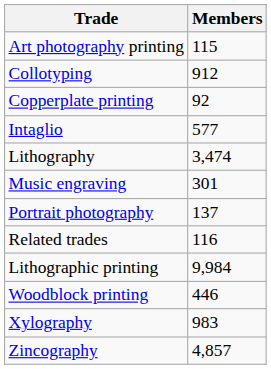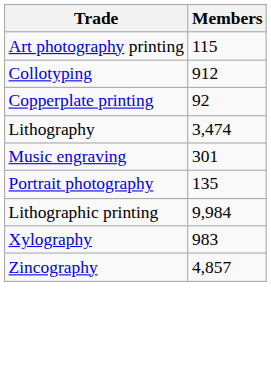- row: (36, 128)
(205, 211) 137 -> (205, 184) 135
- row: (58, 239)
- row: (78, 294)
